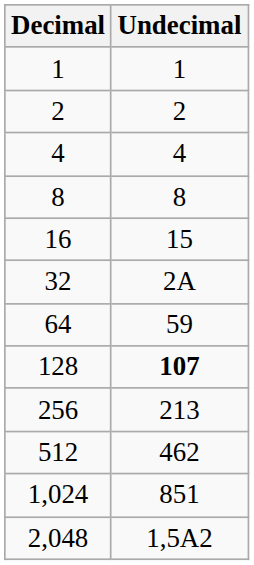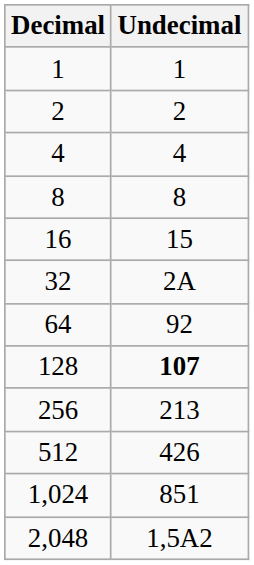(179, 324) 59 -> (179, 324) 92
(179, 452) 462 -> (179, 452) 426
